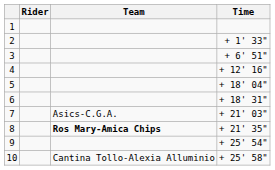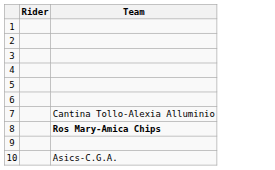- column: (243, 12)
(85, 114) Asics-C.G.A. -> (134, 114) Cantina Tollo-Alexia Alluminio
(134, 158) Cantina Tollo-Alexia Alluminio -> (85, 158) Asics-C.G.A.
